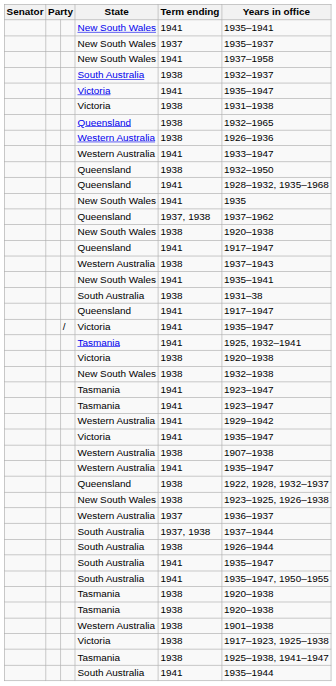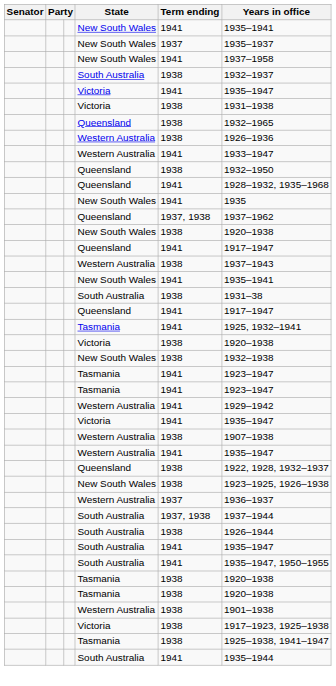- row: (64, 327)
